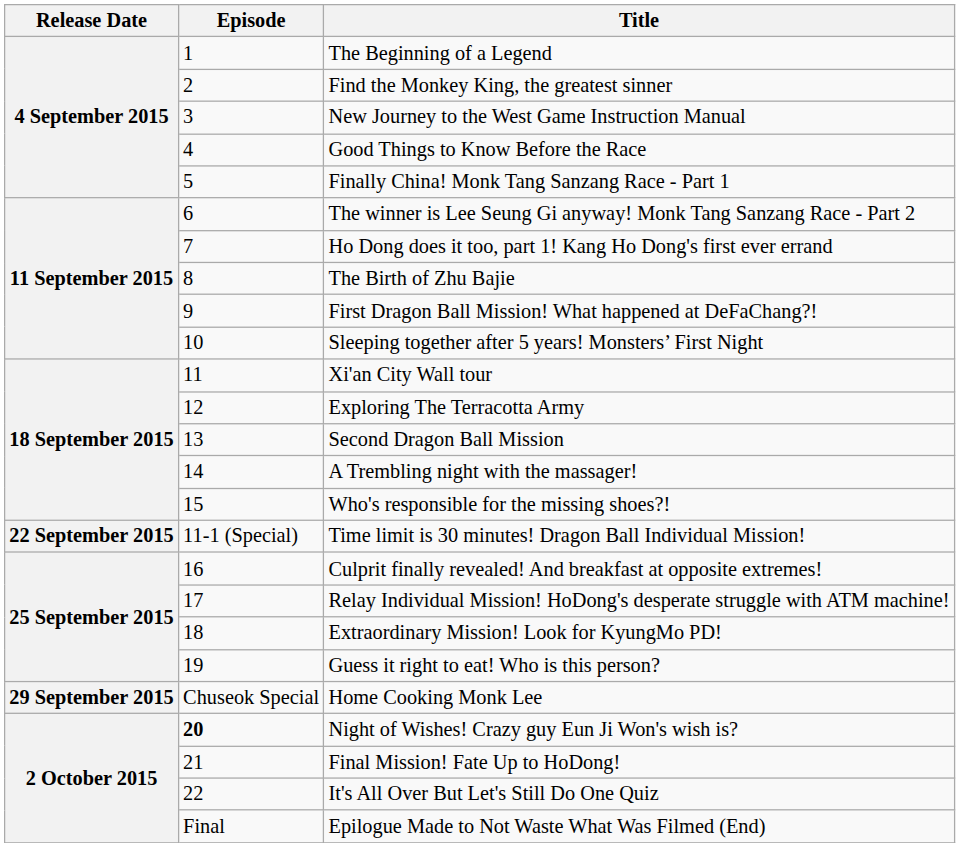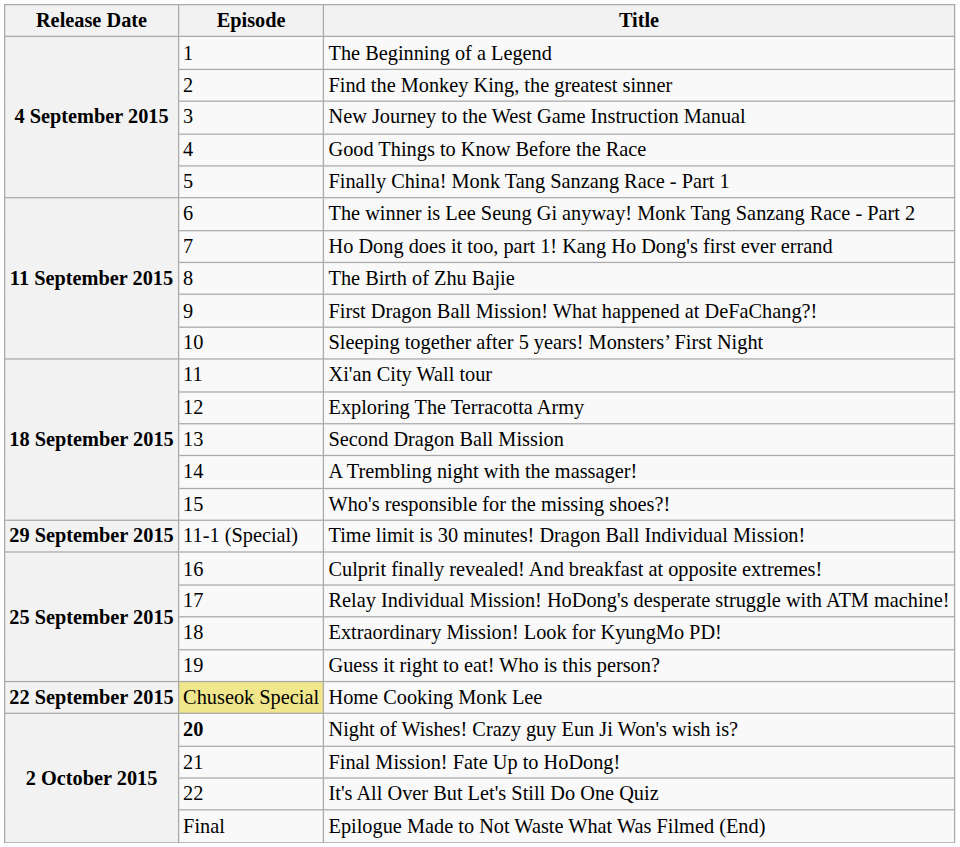(92, 536) 22 September 2015 -> (92, 536) 29 September 2015
(92, 697) 29 September 2015 -> (92, 697) 22 September 2015
(251, 697) no background -> (251, 697) khaki background
